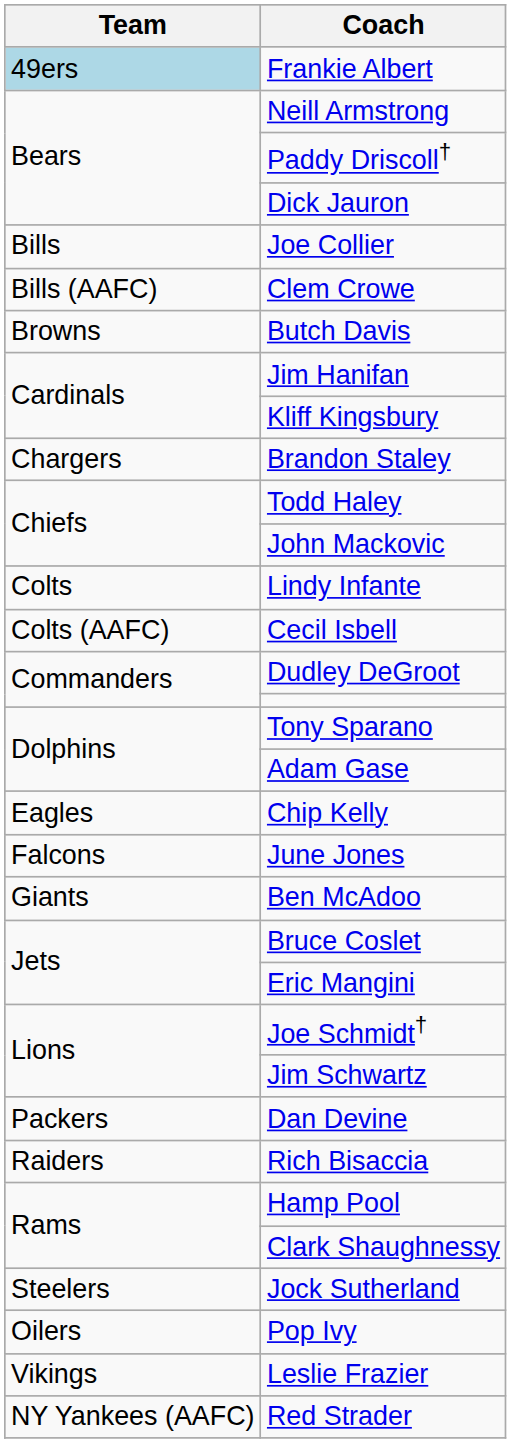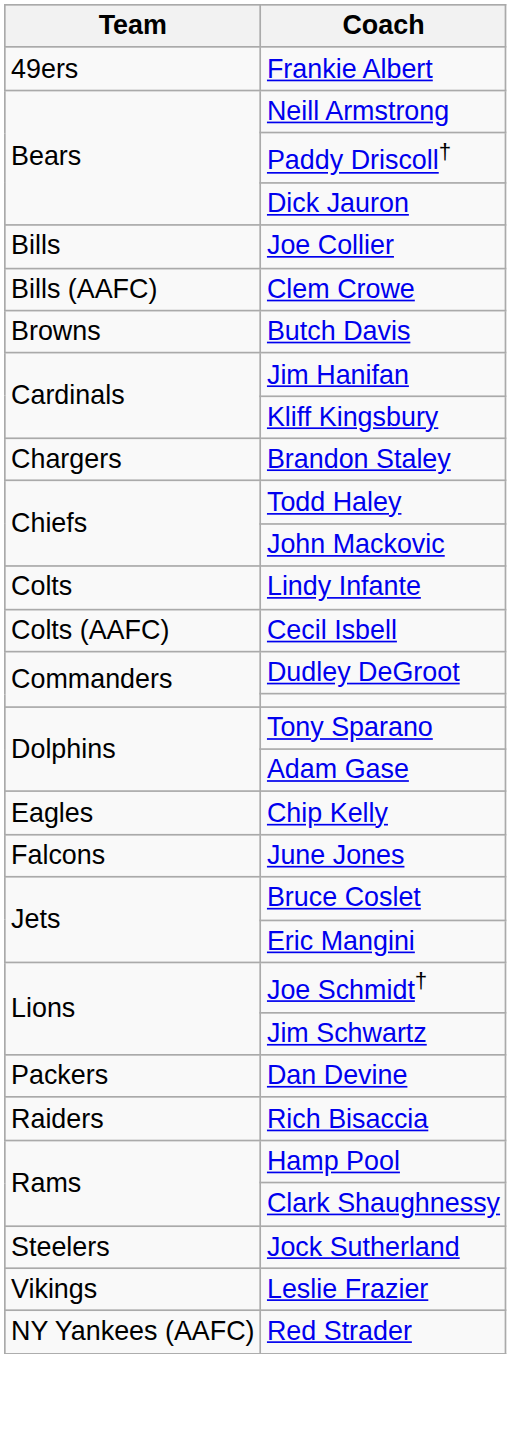(45, 68) lightblue background -> (45, 68) no background
- row: (344, 898)
- row: (312, 1331)
